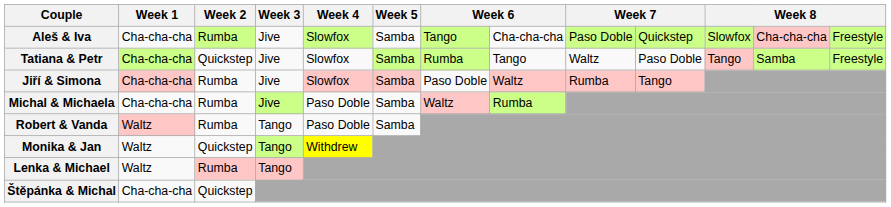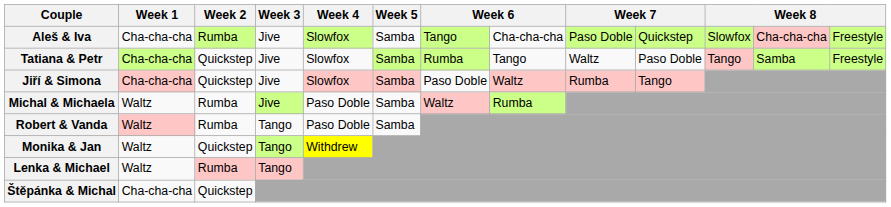(218, 81) Rumba -> (225, 81) Quickstep
(157, 103) Cha-cha-cha -> (137, 103) Waltz
